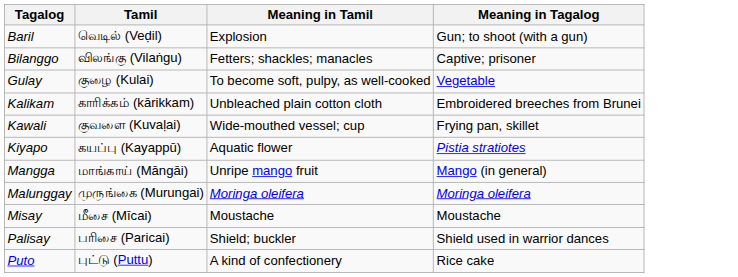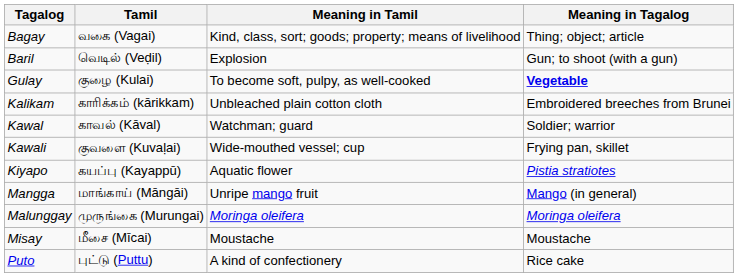+ row: (26, 36)
- row: (33, 58)
(466, 81) normal -> (557, 81) bold
+ row: (25, 126)
- row: (29, 238)
